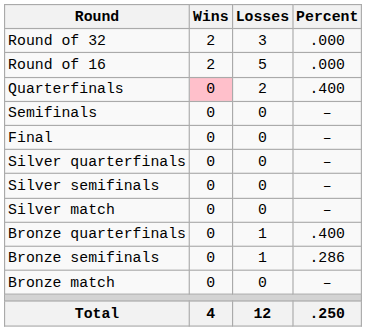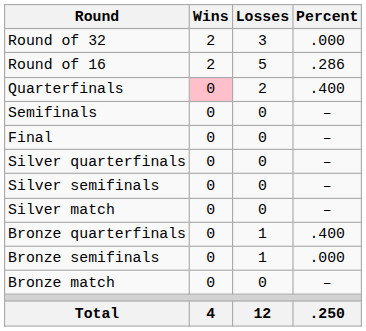(327, 65) .000 -> (327, 65) .286
(327, 258) .286 -> (327, 258) .000
